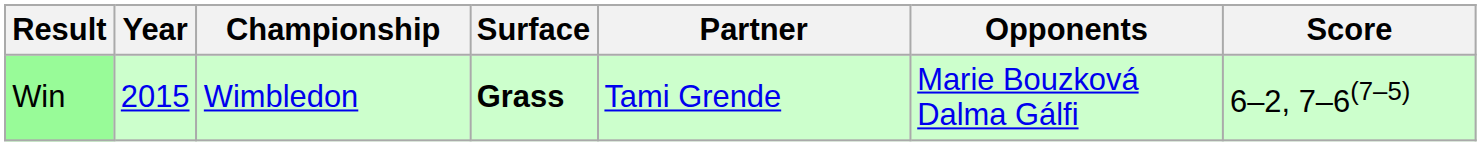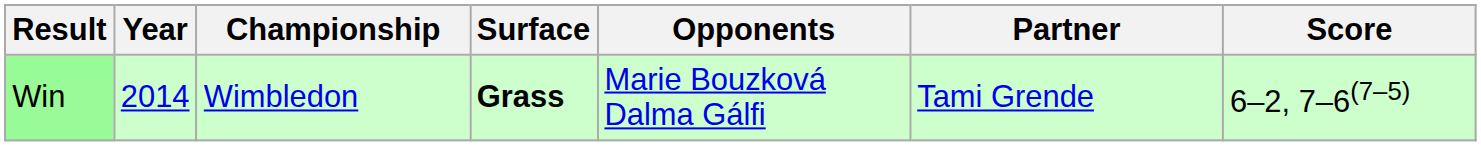columns swapped: (754, 29) <-> (1066, 29)
(155, 97) 2015 -> (155, 97) 2014
